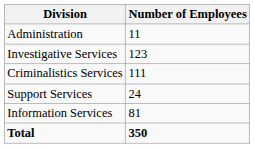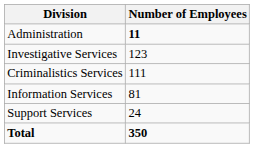(134, 34) normal -> (134, 34) bold
rows swapped: (60, 113) <-> (50, 93)
